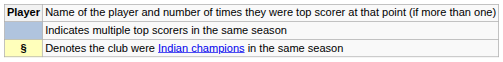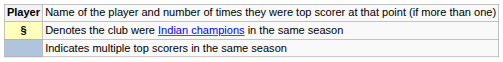rows swapped: (166, 30) <-> (194, 48)
